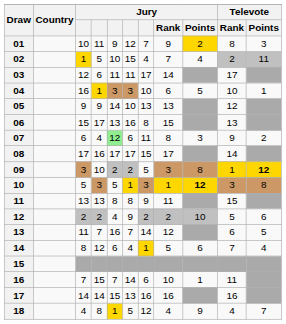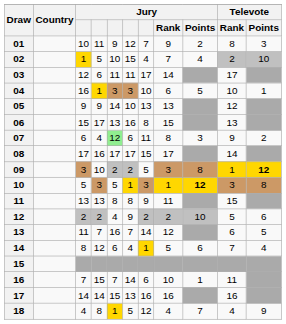(200, 43) gold background -> (200, 43) no background
(264, 59) 11 -> (264, 59) 10
(200, 311) 9 -> (200, 311) 7
(264, 311) 7 -> (264, 311) 9
